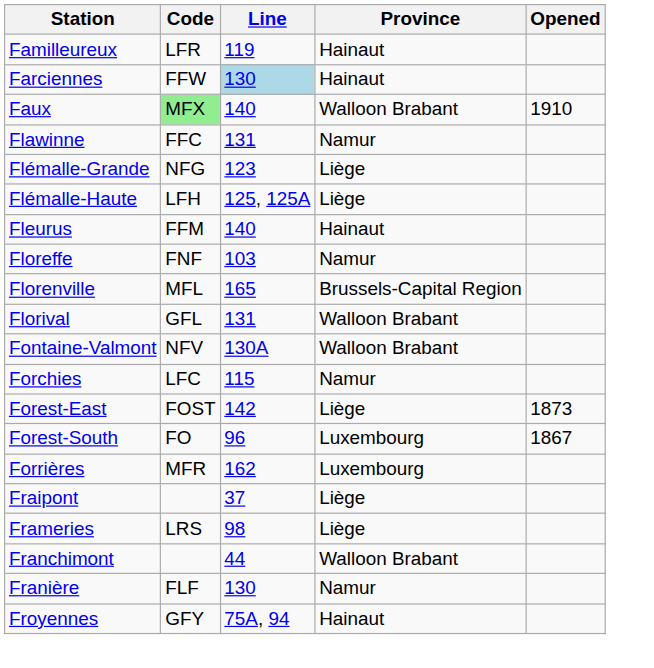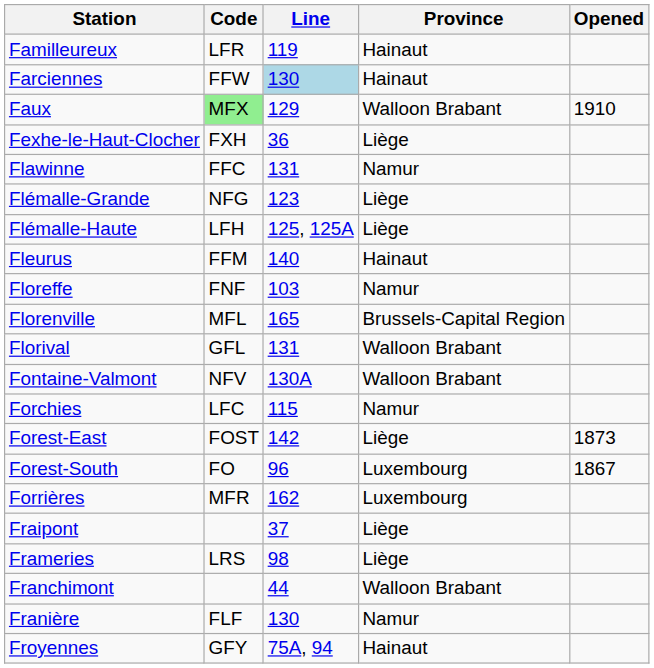(240, 109) 140 -> (283, 109) 129
+ row: (104, 139)
